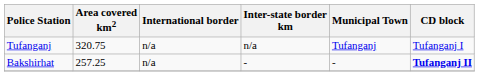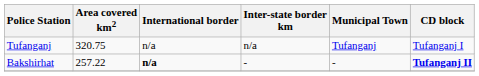(91, 62) 257.25 -> (91, 62) 257.22
(149, 62) normal -> (149, 62) bold
